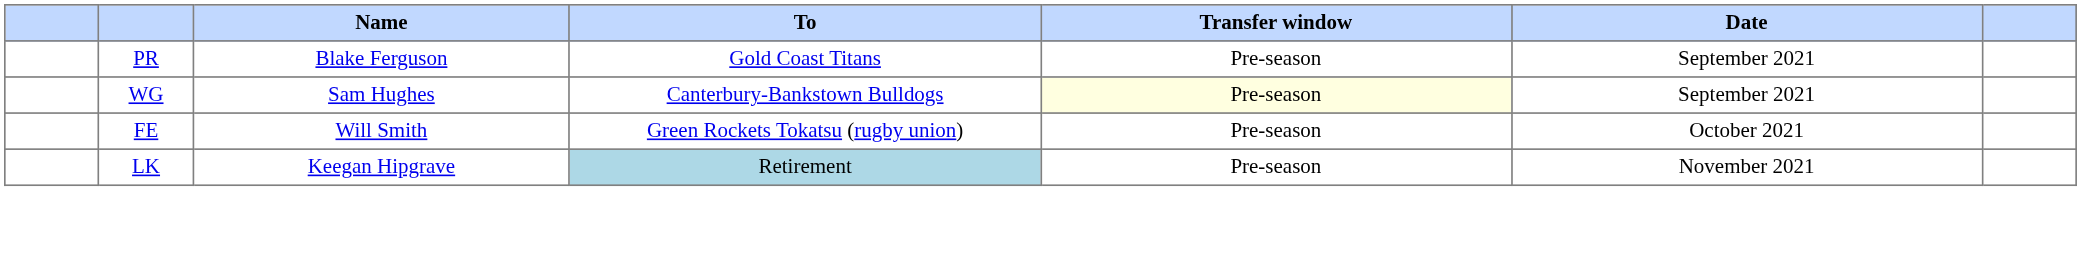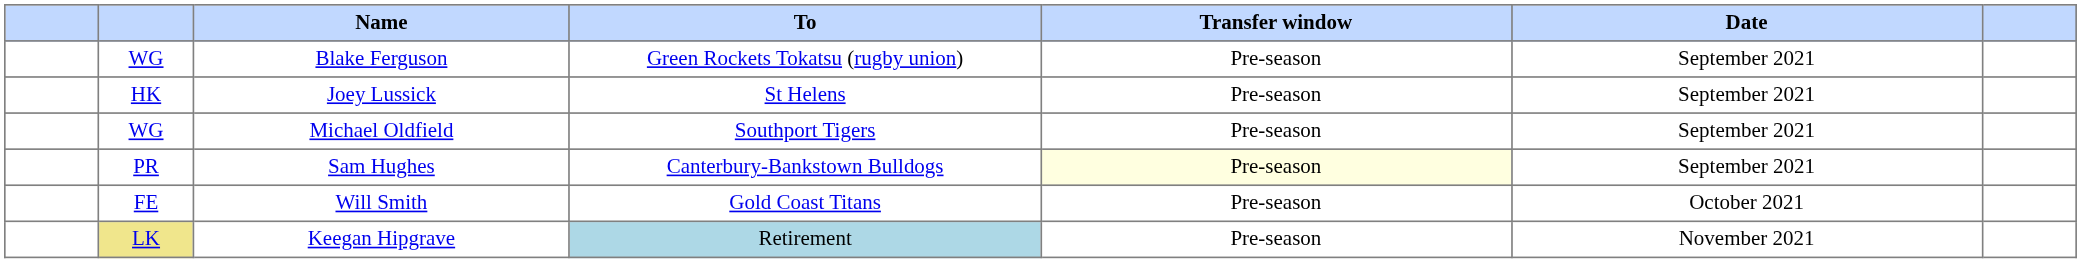(146, 58) PR -> (146, 58) WG
(805, 58) Gold Coast Titans -> (805, 58) Green Rockets Tokatsu (rugby union)
+ row: (381, 94)
+ row: (381, 130)
(146, 94) WG -> (146, 166) PR
(805, 130) Green Rockets Tokatsu (rugby union) -> (805, 202) Gold Coast Titans
(146, 166) no background -> (146, 239) khaki background
